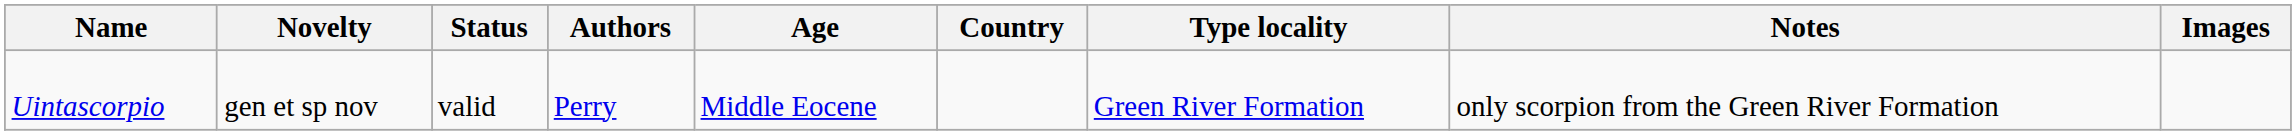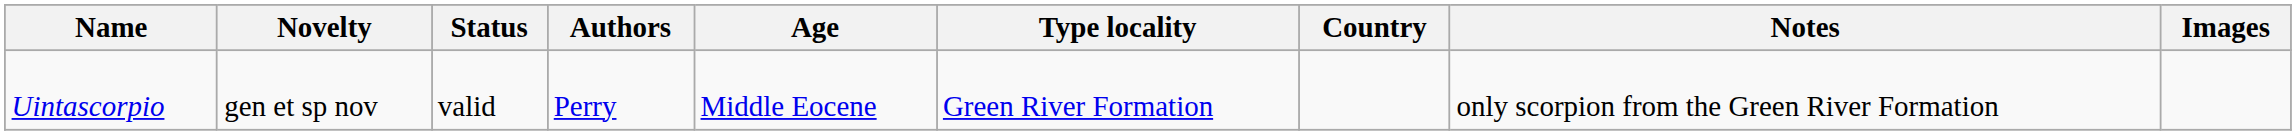columns swapped: (1269, 27) <-> (1012, 27)
